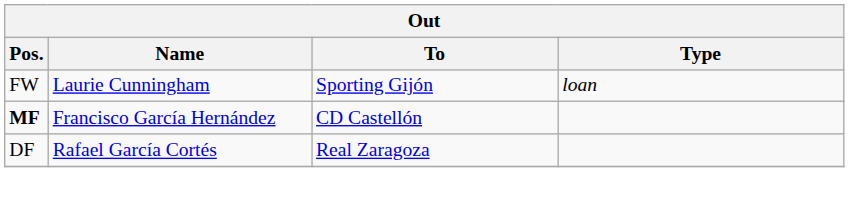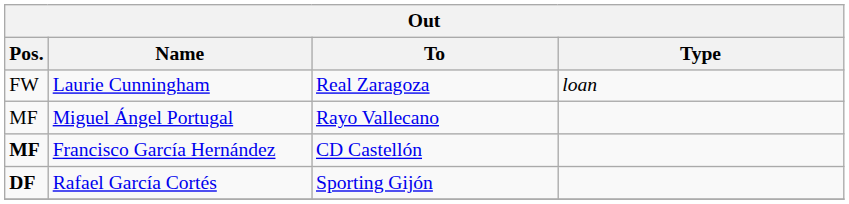(374, 85) Sporting Gijón -> (373, 85) Real Zaragoza
+ row: (143, 117)
(22, 150) normal -> (22, 182) bold
(373, 150) Real Zaragoza -> (374, 182) Sporting Gijón
